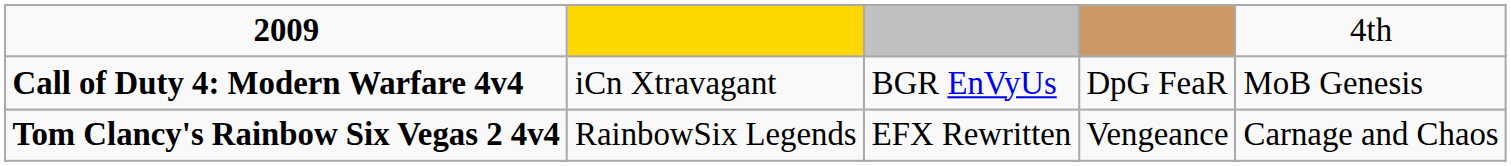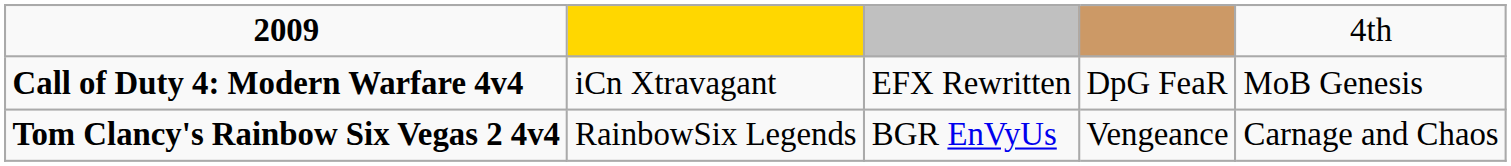(964, 82) BGR EnVyUs -> (972, 82) EFX Rewritten
(972, 134) EFX Rewritten -> (964, 134) BGR EnVyUs
